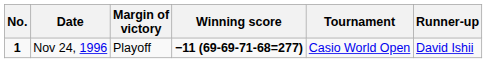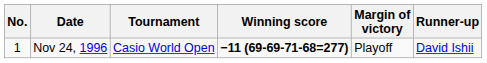columns swapped: (360, 21) <-> (141, 21)
(17, 48) bold -> (17, 48) normal
